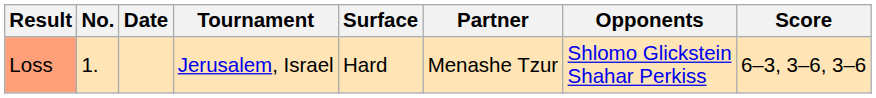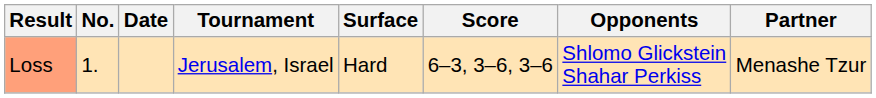columns swapped: (493, 20) <-> (804, 20)
